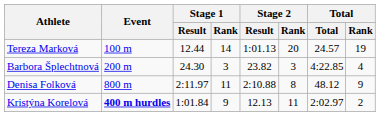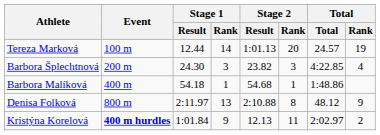+ row: (47, 85)
(226, 85) 11 -> (226, 103) 13
